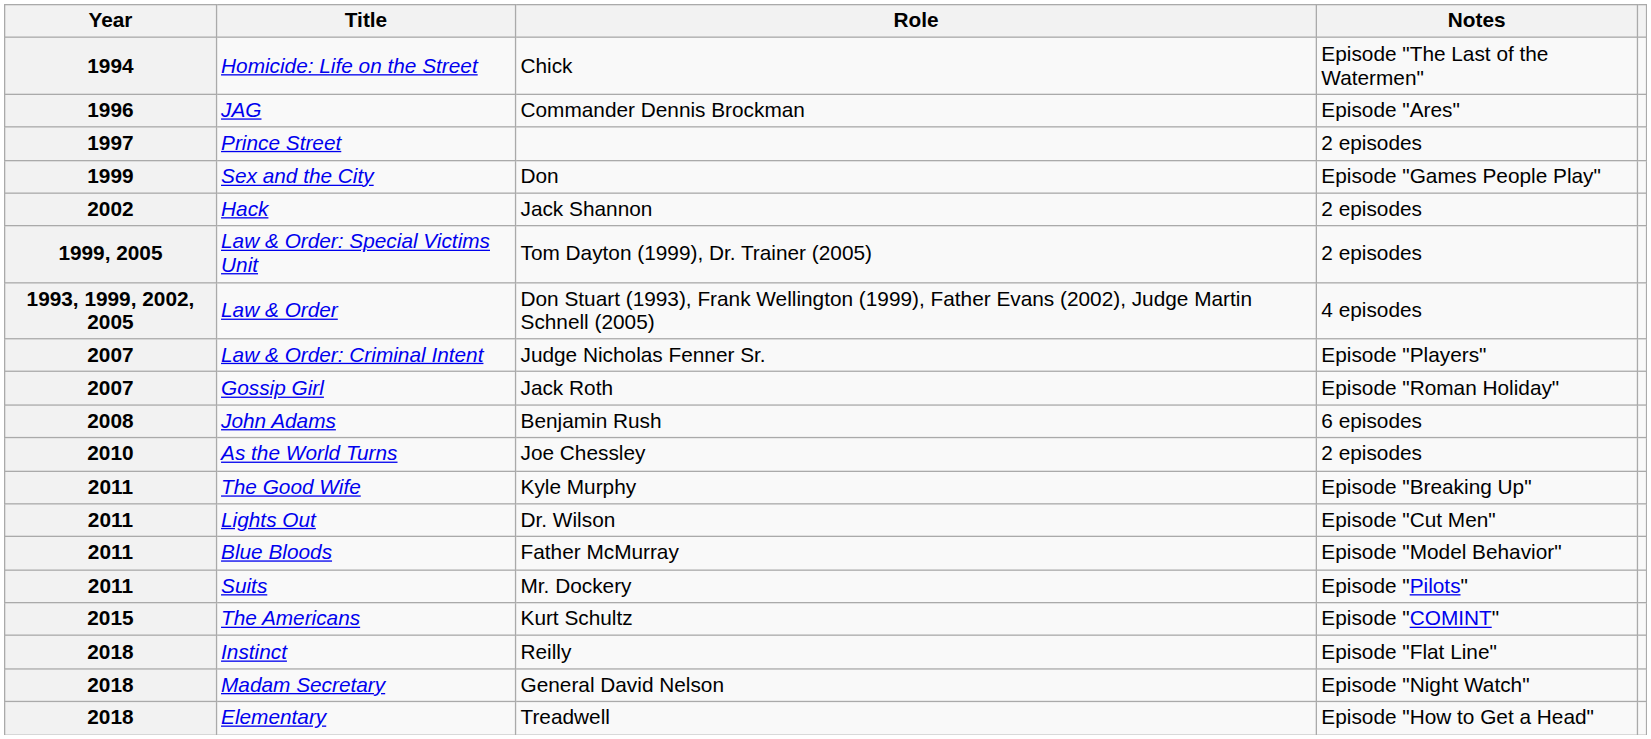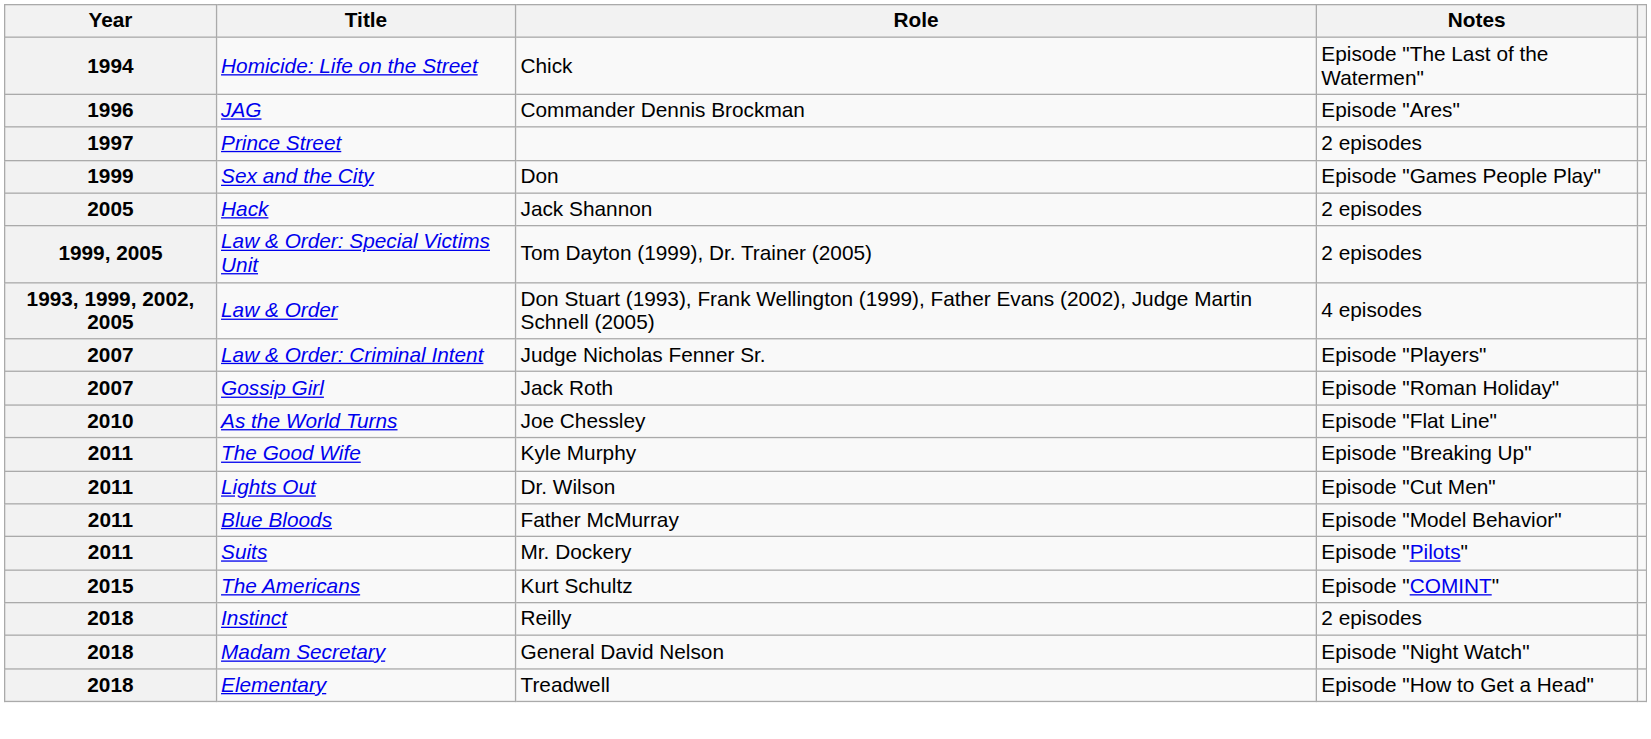(110, 209) 2002 -> (110, 209) 2005
- row: (278, 421)
(1372, 454) 2 episodes -> (1409, 421) Episode "Flat Line"
(1409, 651) Episode "Flat Line" -> (1372, 618) 2 episodes
